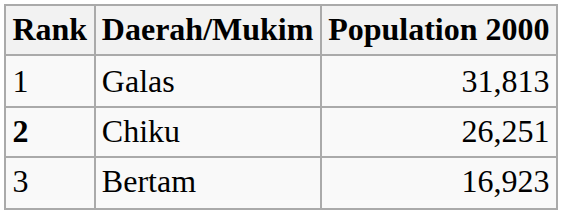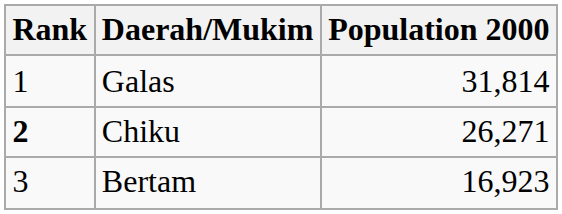(506, 80) 31,813 -> (506, 80) 31,814
(506, 131) 26,251 -> (506, 131) 26,271
